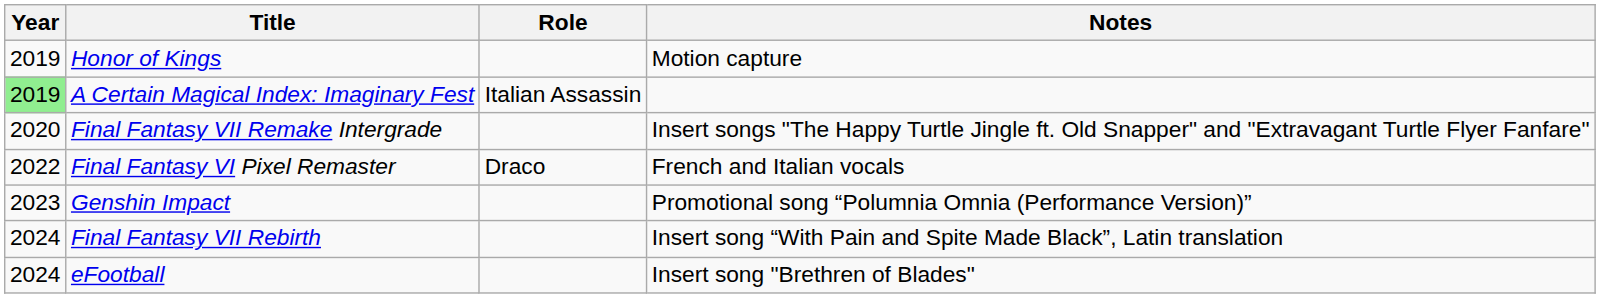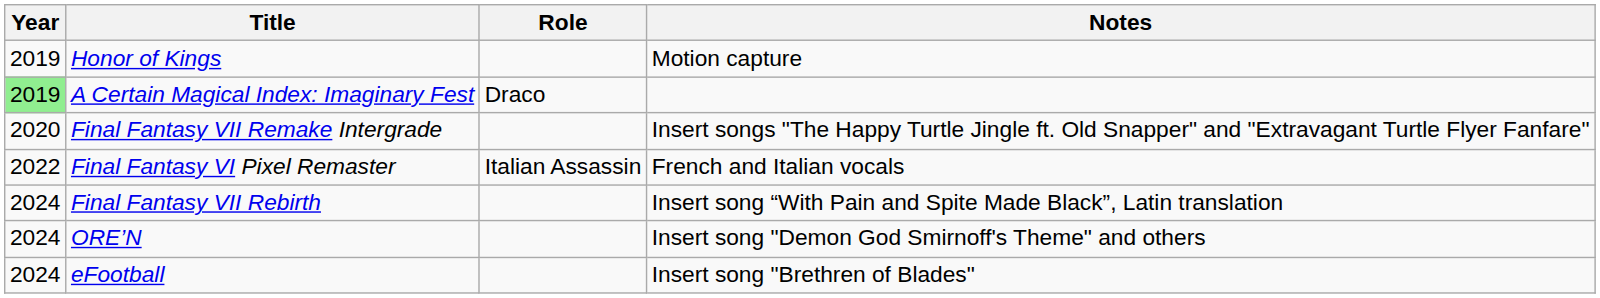(563, 94) Italian Assassin -> (515, 94) Draco
(515, 166) Draco -> (563, 166) Italian Assassin
- row: (151, 202)
+ row: (106, 238)
